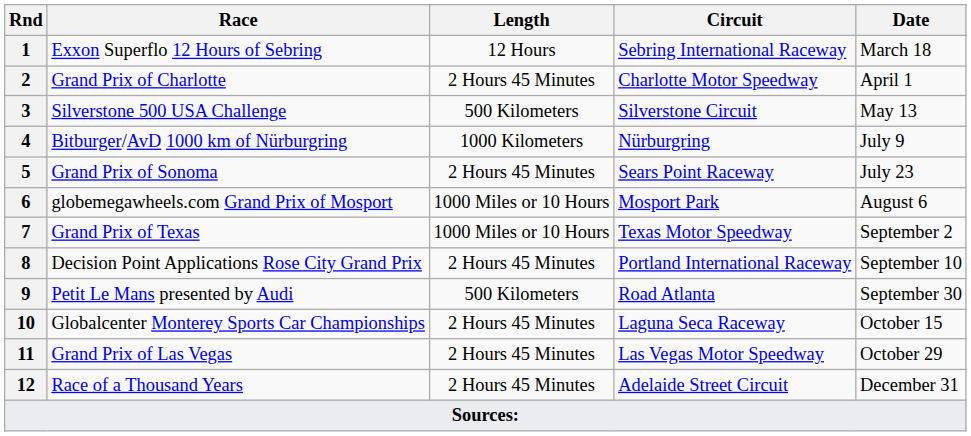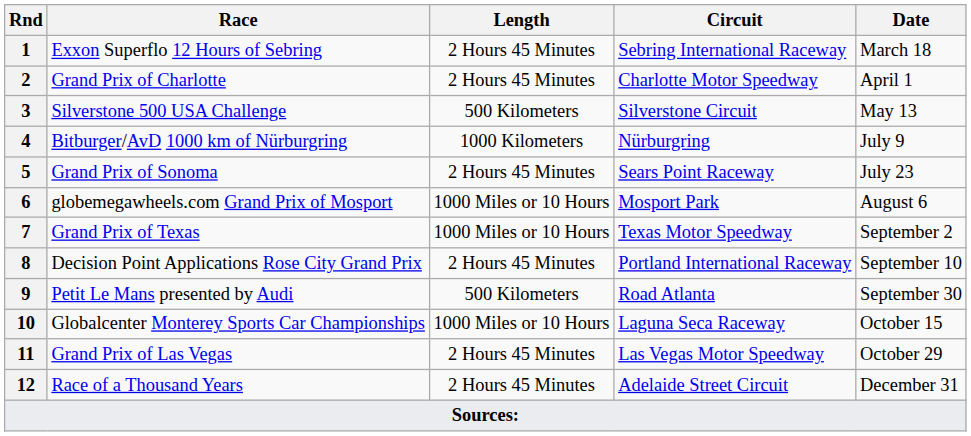(522, 50) 12 Hours -> (522, 50) 2 Hours 45 Minutes
(522, 324) 2 Hours 45 Minutes -> (522, 324) 1000 Miles or 10 Hours
